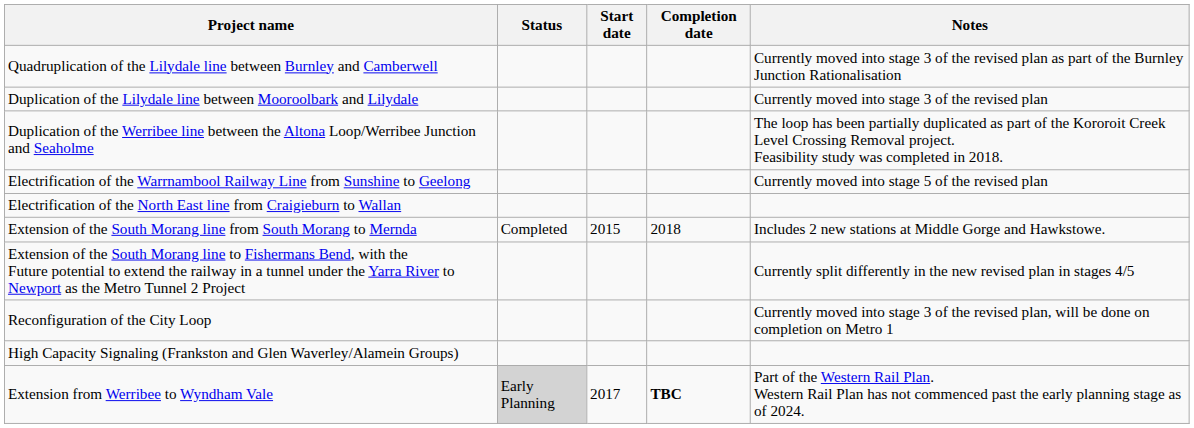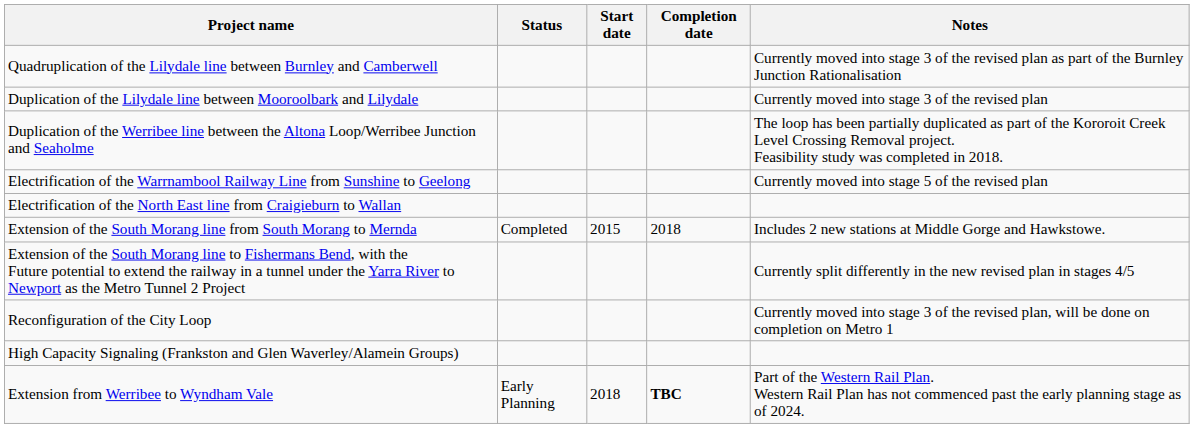(528, 394) lightgrey background -> (528, 394) no background
(605, 394) 2017 -> (605, 394) 2018
